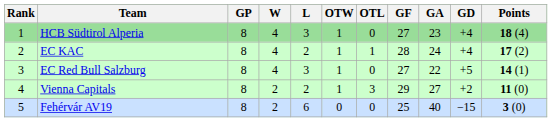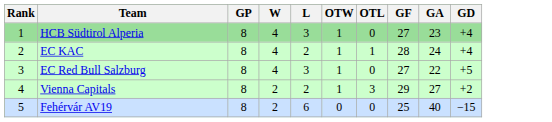- column: (514, 13)
